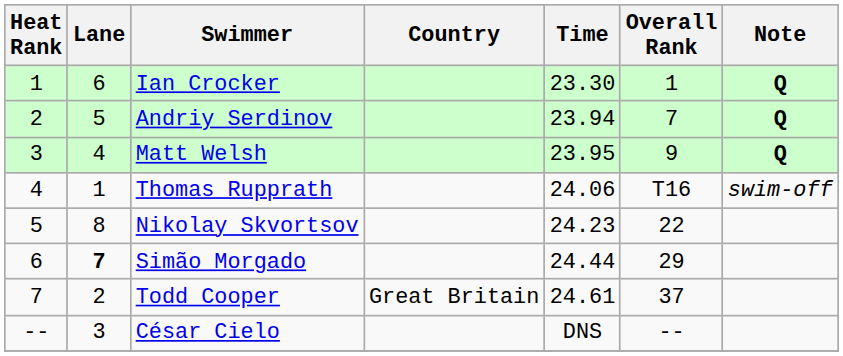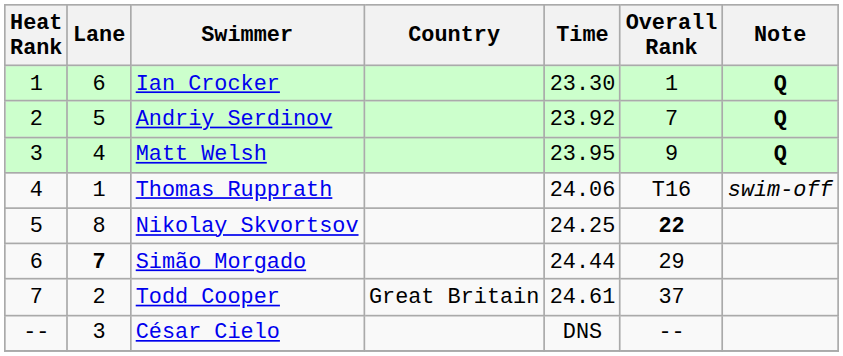(582, 119) 23.94 -> (582, 119) 23.92
(582, 226) 24.23 -> (582, 226) 24.25
(672, 226) normal -> (672, 226) bold
